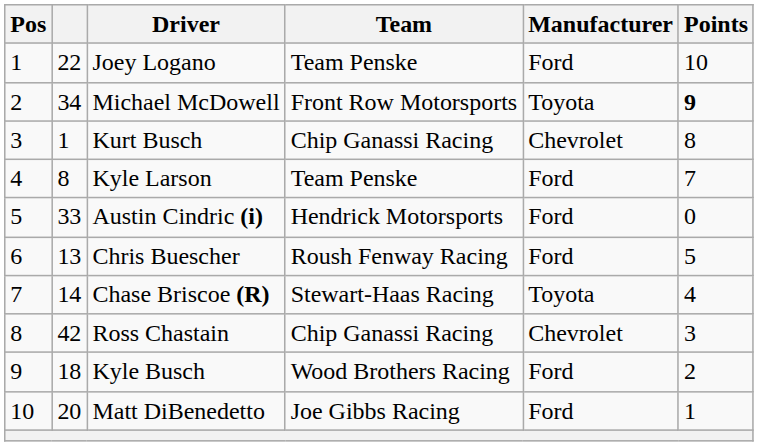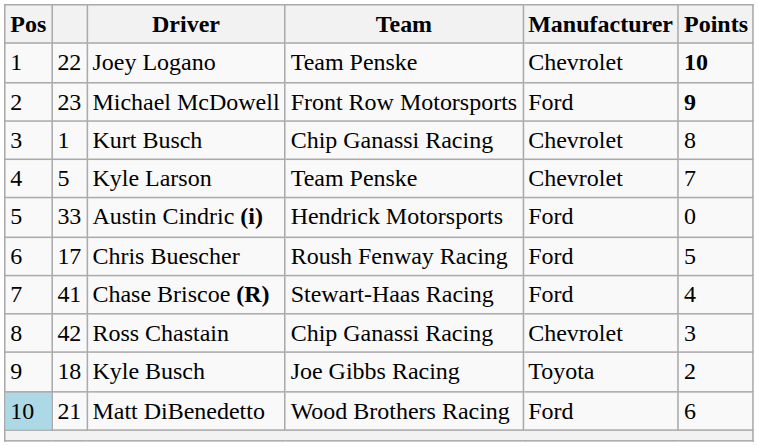(551, 62) Ford -> (576, 62) Chevrolet
(696, 62) normal -> (696, 62) bold
(69, 100) 34 -> (69, 100) 23
(561, 100) Toyota -> (551, 100) Ford
(63, 178) 8 -> (63, 178) 5
(551, 178) Ford -> (576, 178) Chevrolet
(69, 255) 13 -> (69, 255) 17
(69, 293) 14 -> (69, 293) 41
(561, 293) Toyota -> (551, 293) Ford
(400, 371) Wood Brothers Racing -> (375, 371) Joe Gibbs Racing
(551, 371) Ford -> (561, 371) Toyota
(22, 409) no background -> (22, 409) lightblue background
(69, 409) 20 -> (69, 409) 21
(375, 409) Joe Gibbs Racing -> (400, 409) Wood Brothers Racing
(690, 409) 1 -> (690, 409) 6
